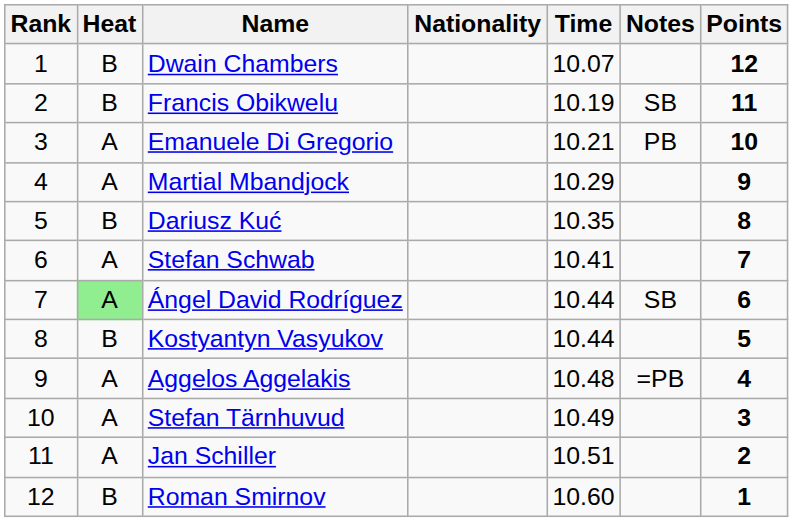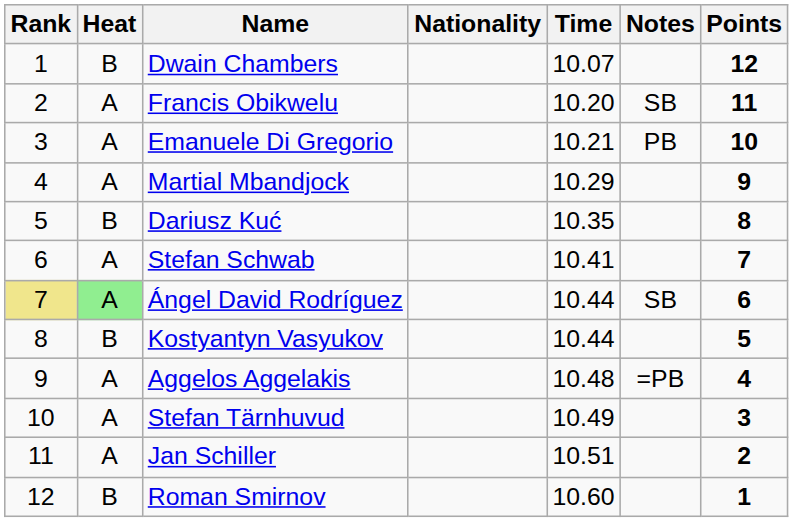(109, 102) B -> (109, 102) A
(583, 102) 10.19 -> (583, 102) 10.20
(41, 299) no background -> (41, 299) khaki background
